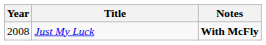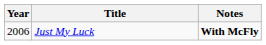(18, 31) 2008 -> (18, 31) 2006
